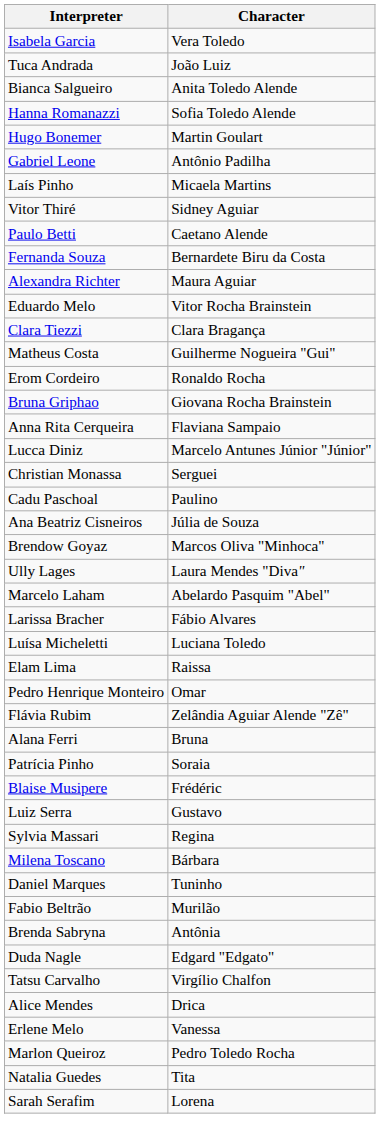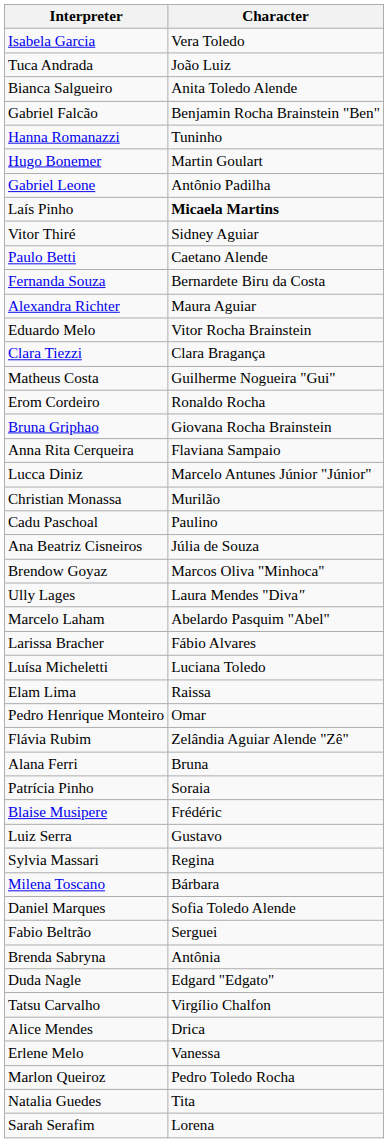+ row: (53, 112)
(233, 112) Sofia Toledo Alende -> (197, 137) Tuninho
(221, 185) normal -> (225, 209) bold
(194, 474) Serguei -> (196, 498) Murilão
(197, 884) Tuninho -> (233, 908) Sofia Toledo Alende
(196, 908) Murilão -> (194, 932) Serguei
